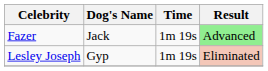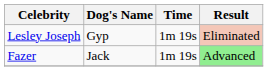rows swapped: (22, 35) <-> (44, 55)
